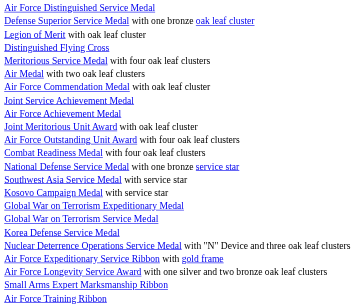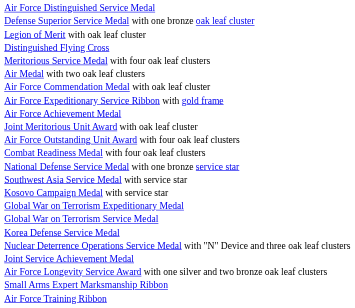rows swapped: (69, 100) <-> (114, 259)
